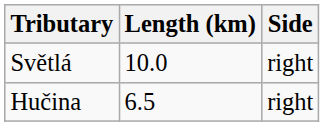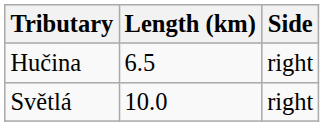rows swapped: (41, 62) <-> (46, 101)
